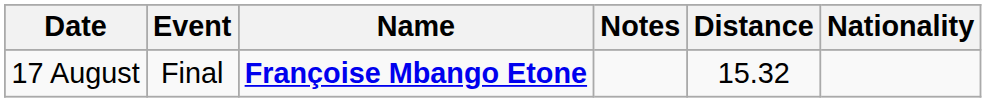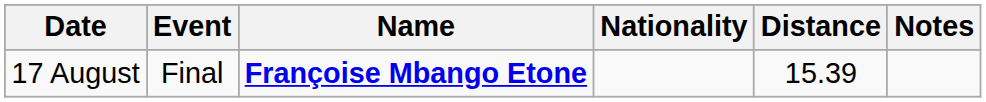columns swapped: (901, 27) <-> (640, 27)
(754, 73) 15.32 -> (821, 73) 15.39
